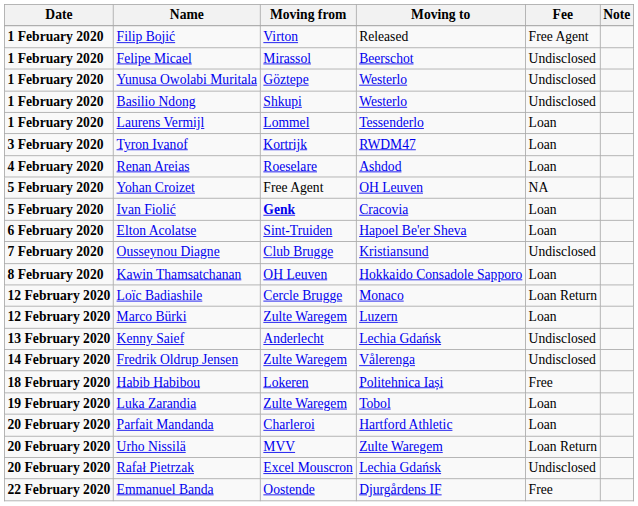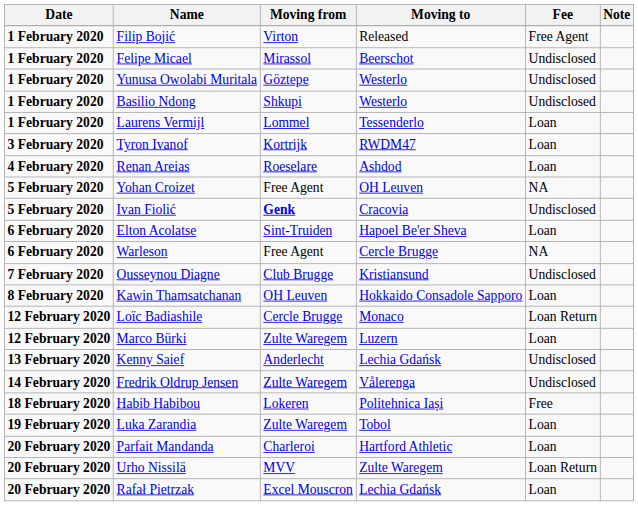(543, 209) Loan -> (562, 209) Undisclosed
+ row: (142, 252)
(562, 468) Undisclosed -> (543, 489) Loan
- row: (165, 489)
